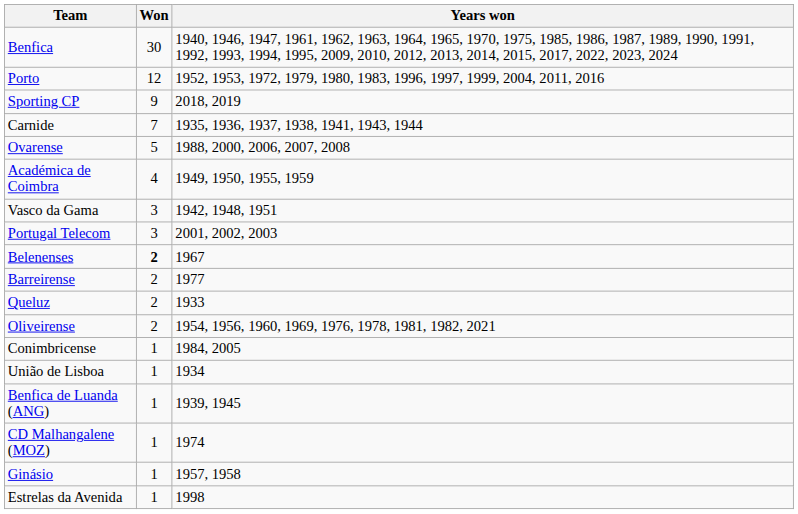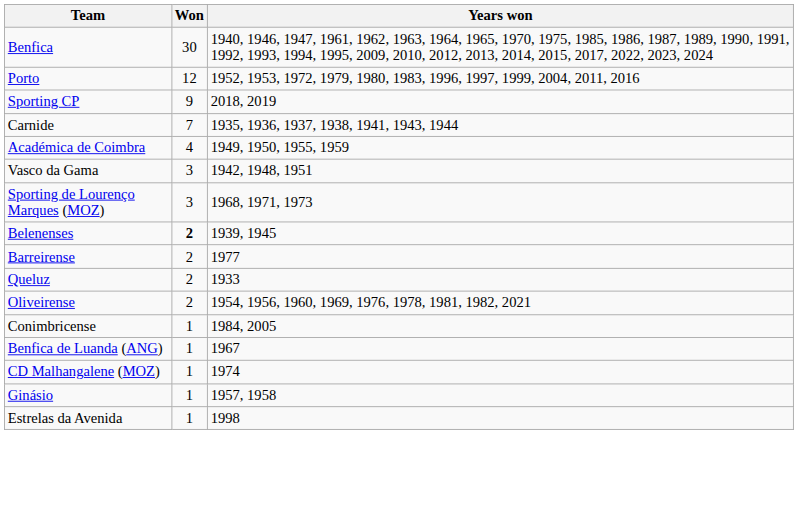- row: (35, 147)
+ row: (71, 202)
- row: (59, 233)
(190, 256) 1967 -> (243, 233) 1939, 1945
- row: (56, 372)
(208, 403) 1939, 1945 -> (225, 348) 1967
